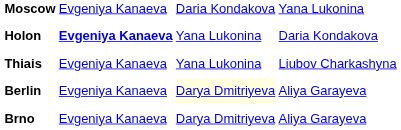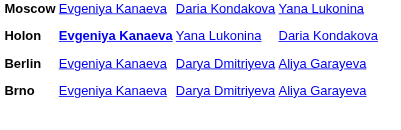- row: (23, 63)
(226, 91) lightyellow background -> (226, 63) no background
